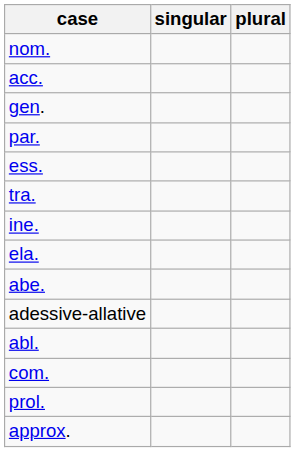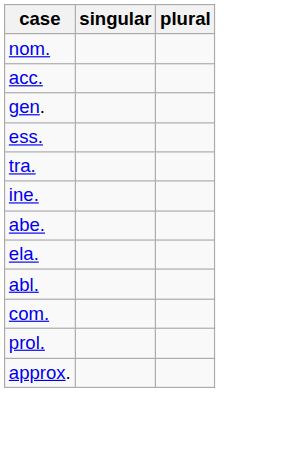- row: (24, 136)
rows swapped: (27, 284) <-> (24, 254)
- row: (77, 313)
